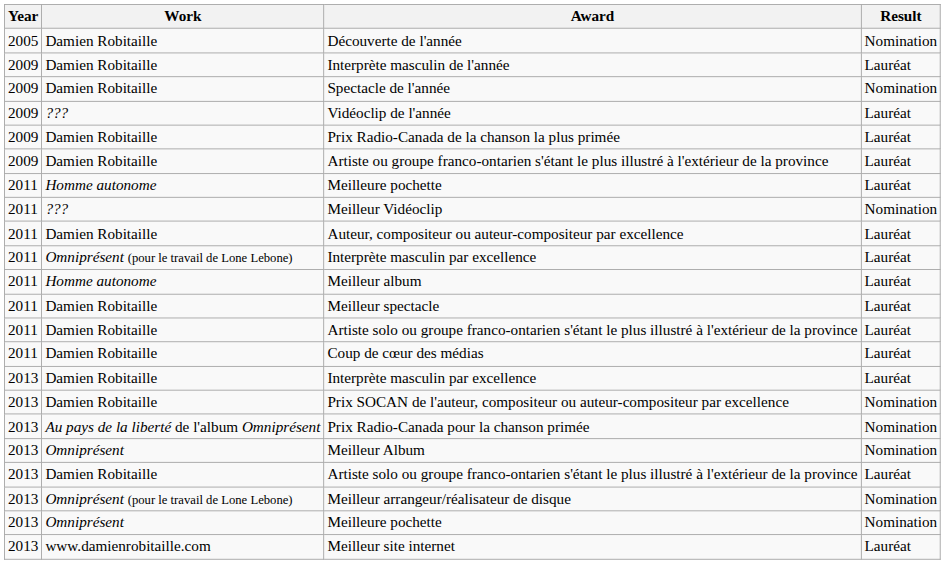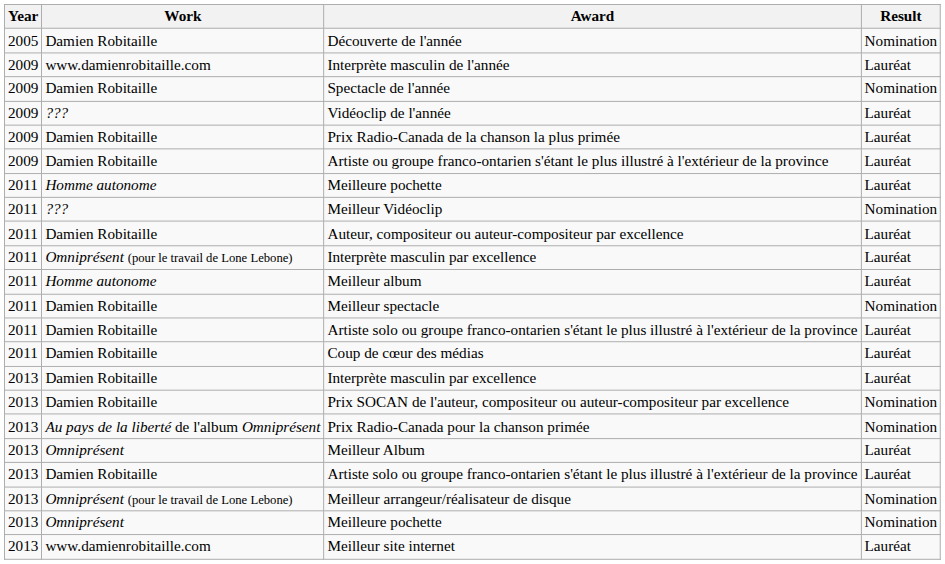(101, 64) Damien Robitaille -> (128, 64) www.damienrobitaille.com
(888, 305) Lauréat -> (901, 305) Nomination
(901, 450) Nomination -> (888, 450) Lauréat
